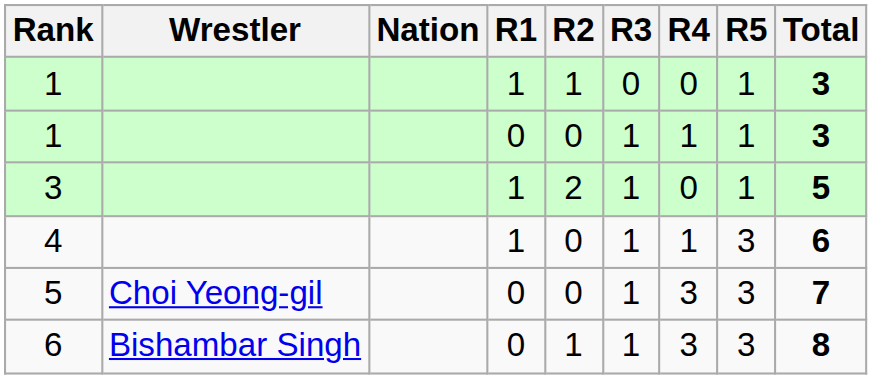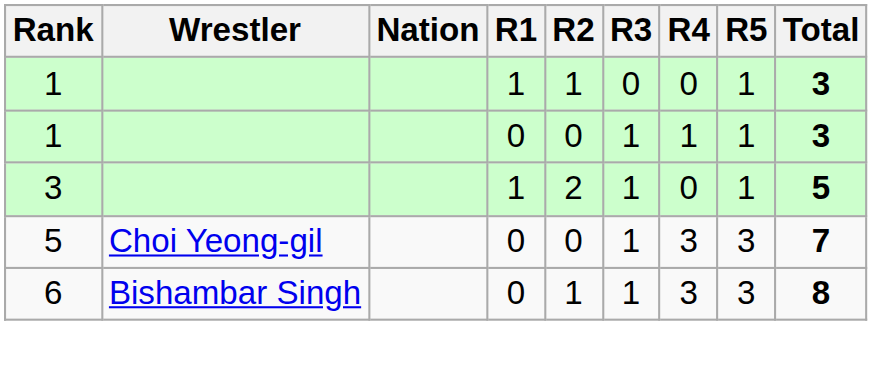- row: (53, 240)
